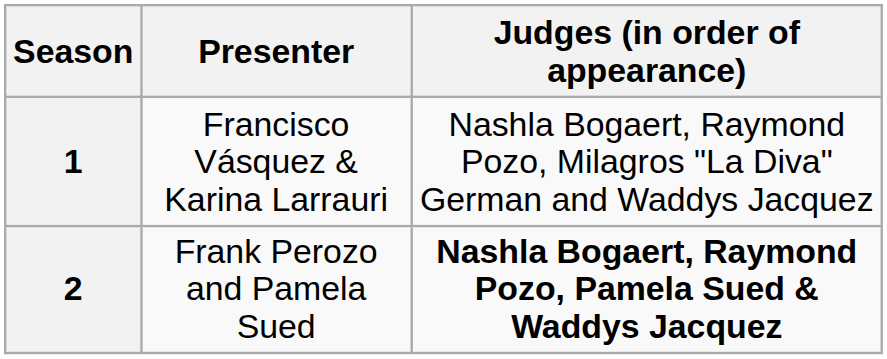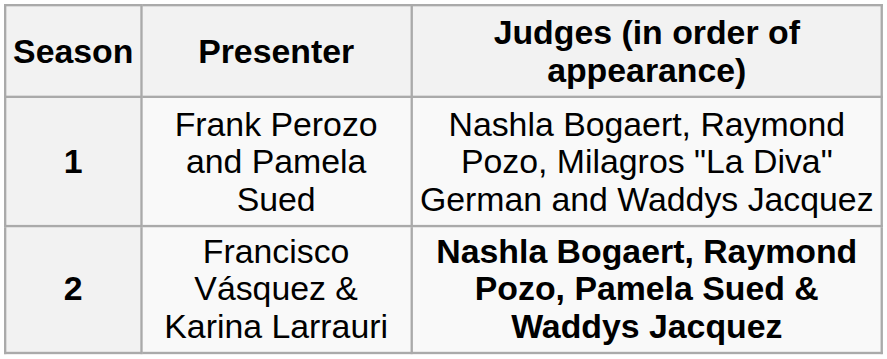(276, 161) Francisco Vásquez & Karina Larrauri -> (276, 161) Frank Perozo and Pamela Sued
(276, 290) Frank Perozo and Pamela Sued -> (276, 290) Francisco Vásquez & Karina Larrauri
